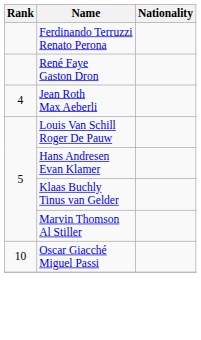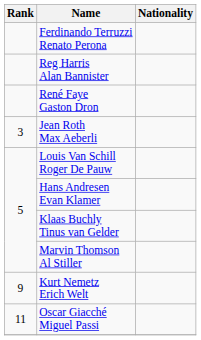+ row: (74, 69)
(20, 100) 4 -> (20, 132) 3
+ row: (69, 288)
(20, 256) 10 -> (20, 319) 11
